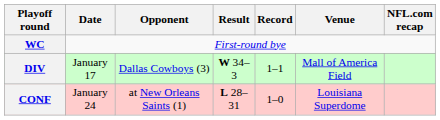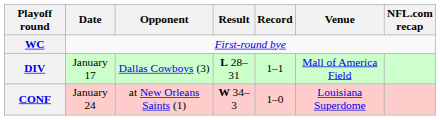(234, 68) W 34–3 -> (234, 68) L 28–31
(234, 99) L 28–31 -> (234, 99) W 34–3
